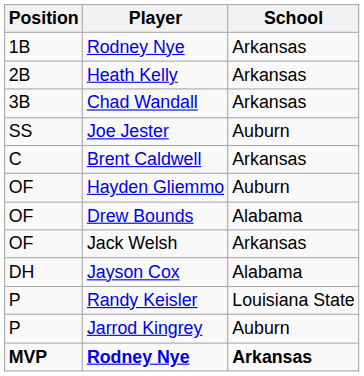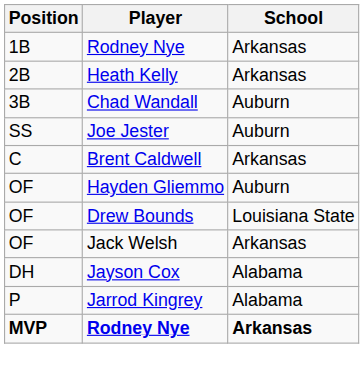(269, 103) Arkansas -> (261, 103) Auburn
(267, 215) Alabama -> (294, 215) Louisiana State
- row: (15, 300)
(261, 328) Auburn -> (267, 300) Alabama
